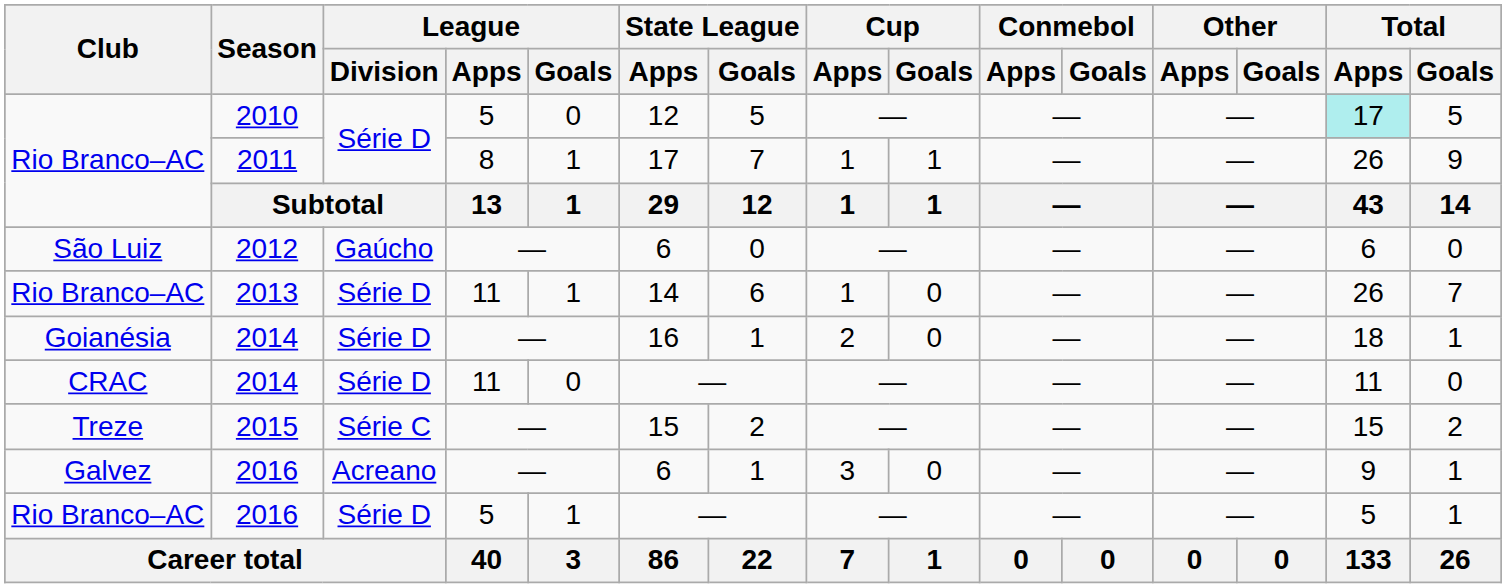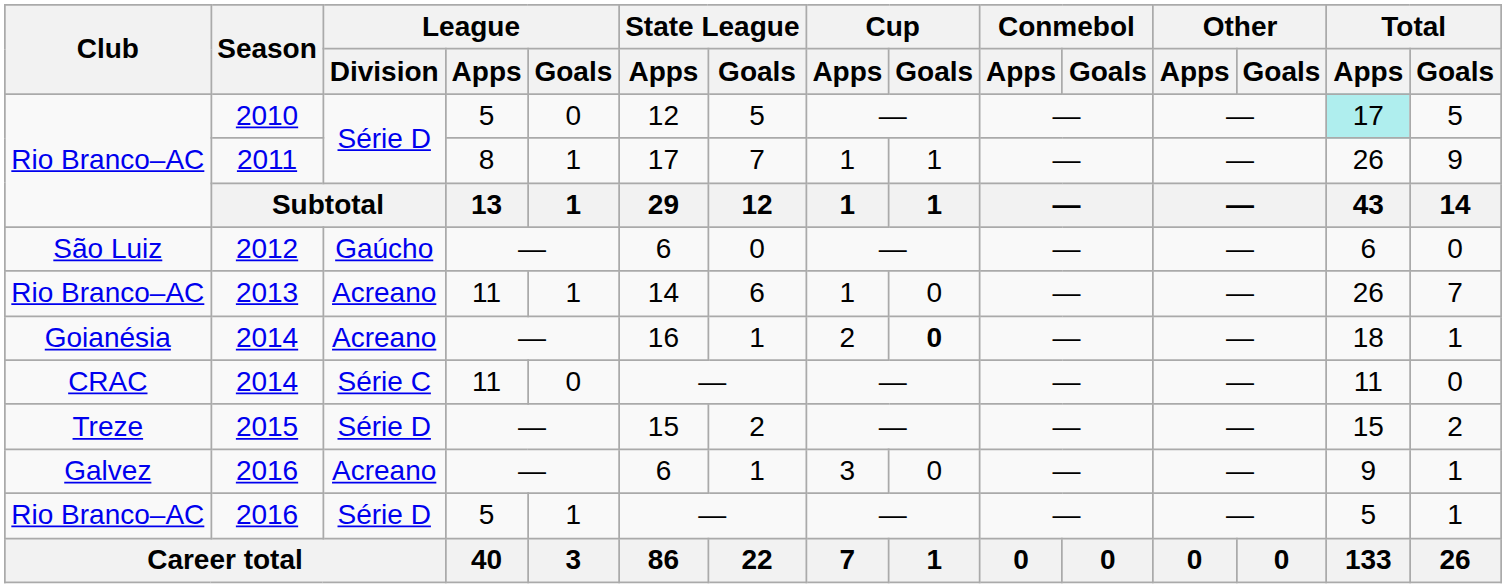(384, 293) Série D -> (384, 293) Acreano
(384, 337) Série D -> (384, 337) Acreano
(934, 337) normal -> (934, 337) bold
(384, 381) Série D -> (384, 381) Série C
(384, 426) Série C -> (384, 426) Série D
